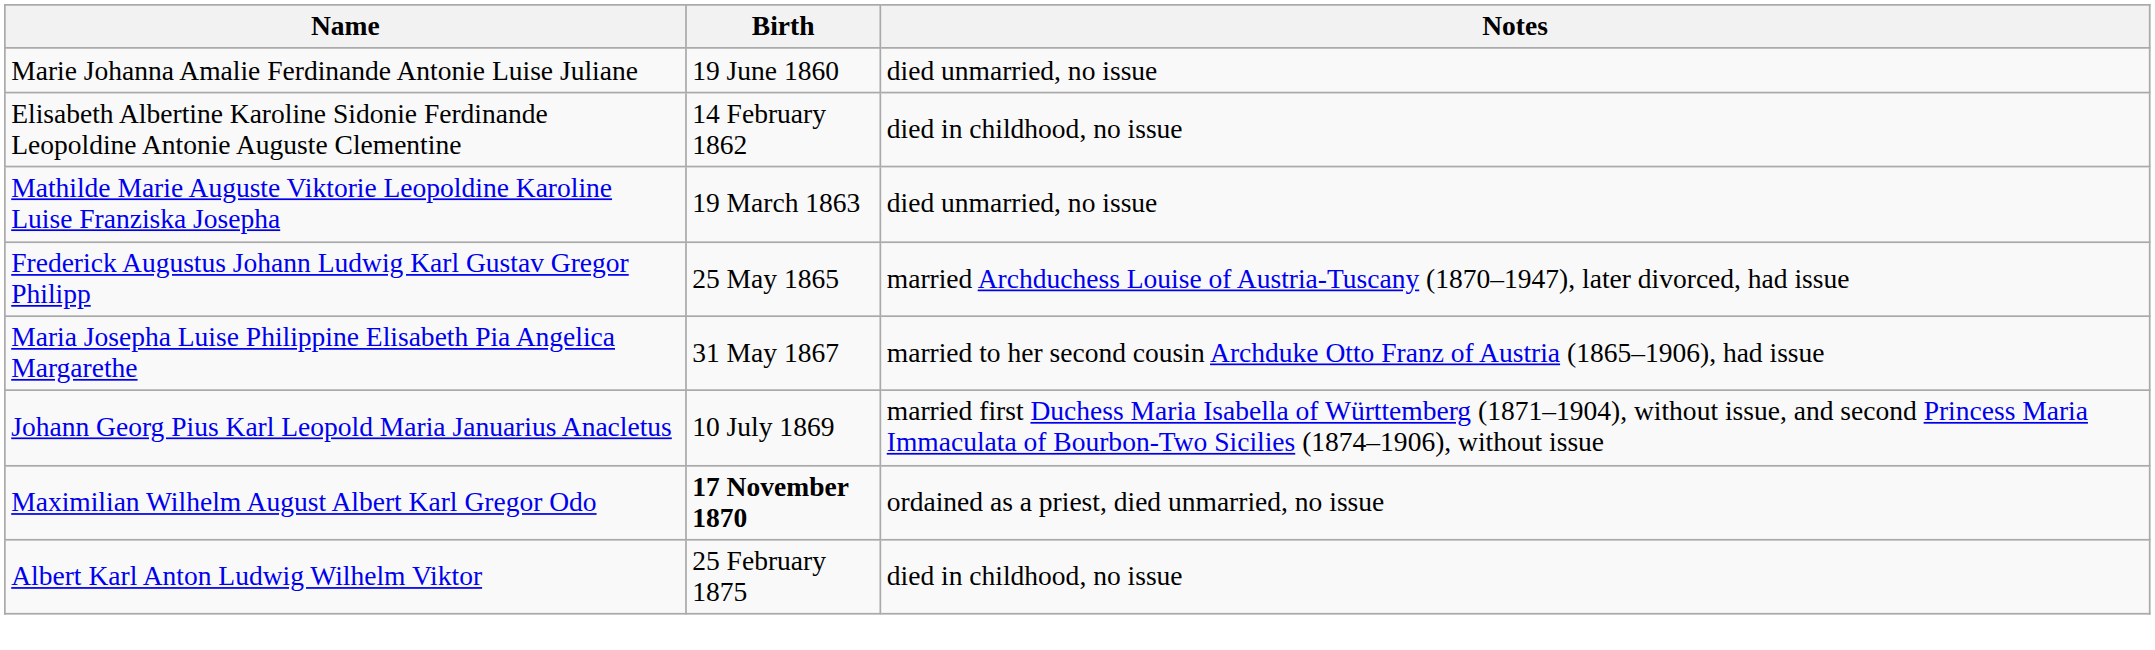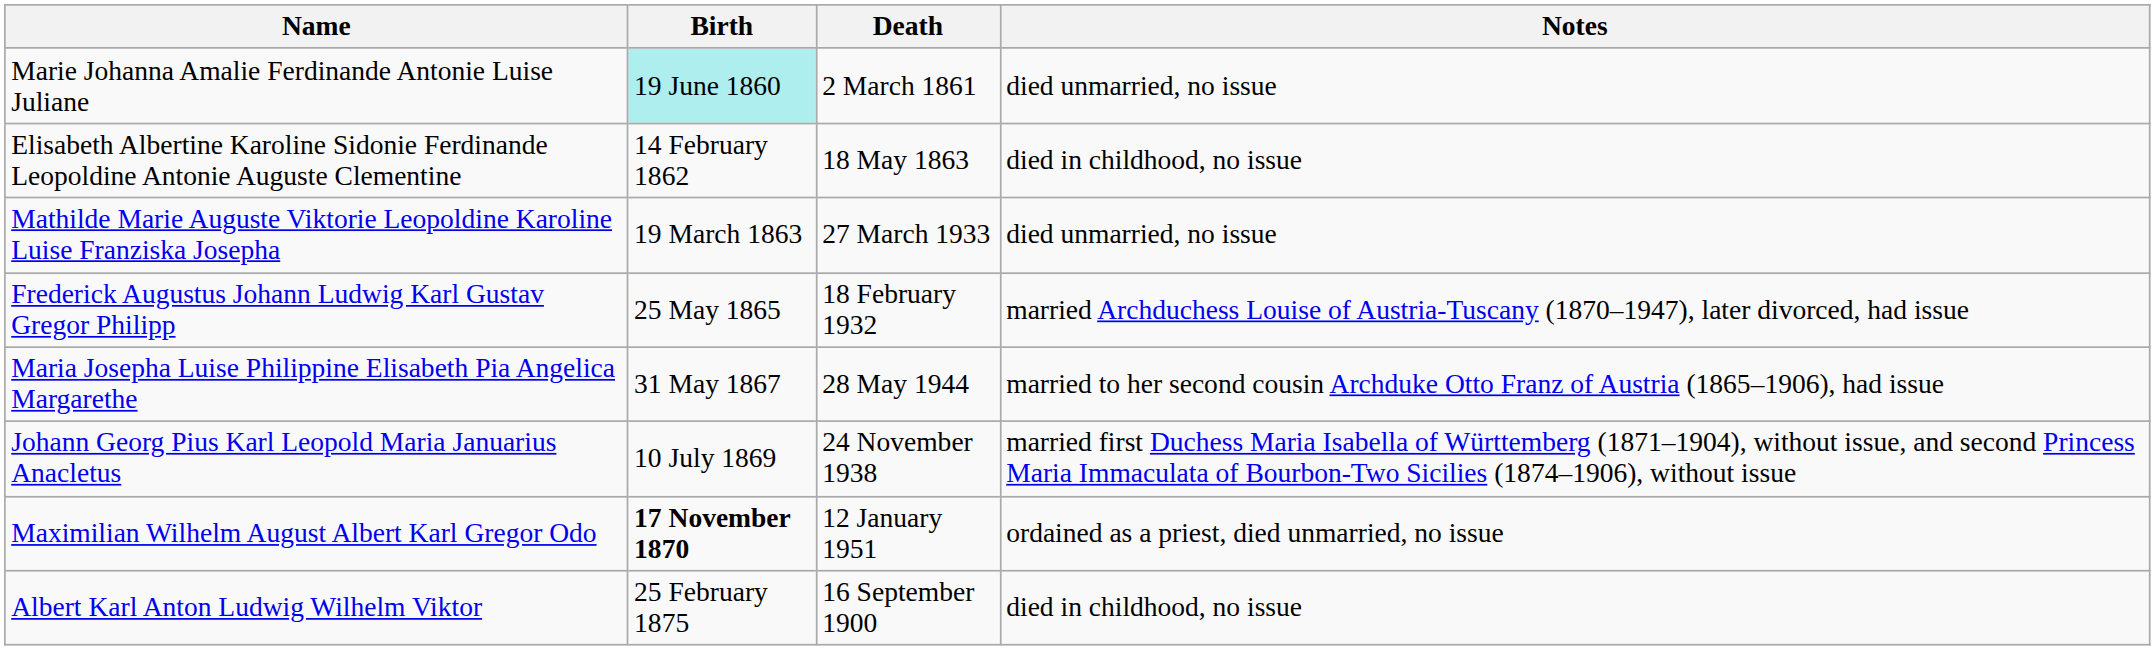+ column: (908, 26)
(766, 69) no background -> (707, 85) paleturquoise background
